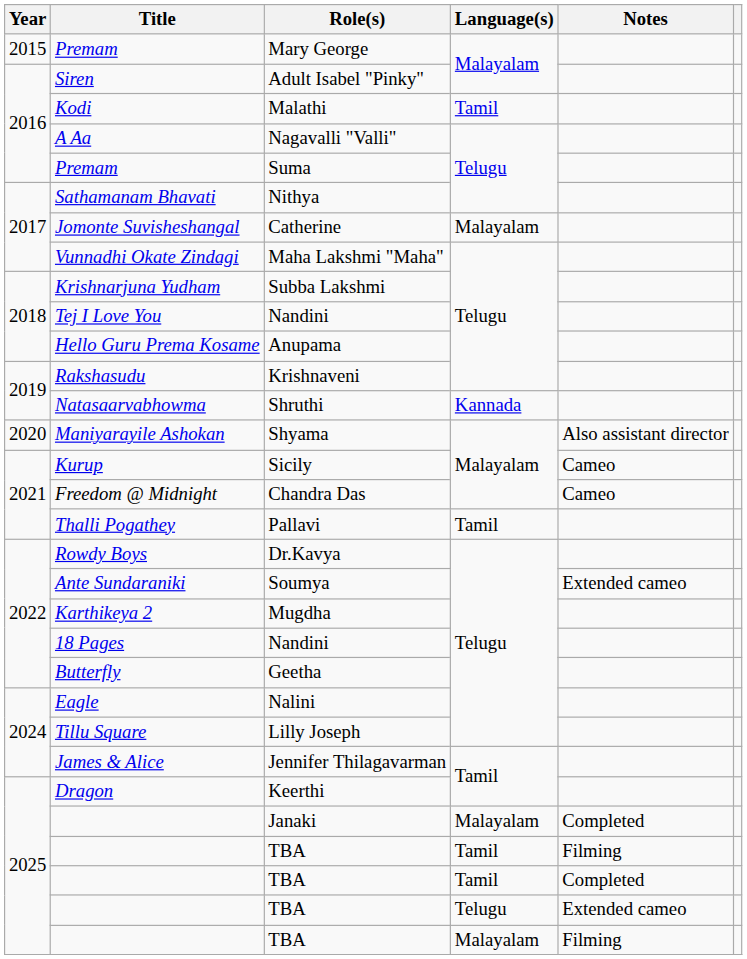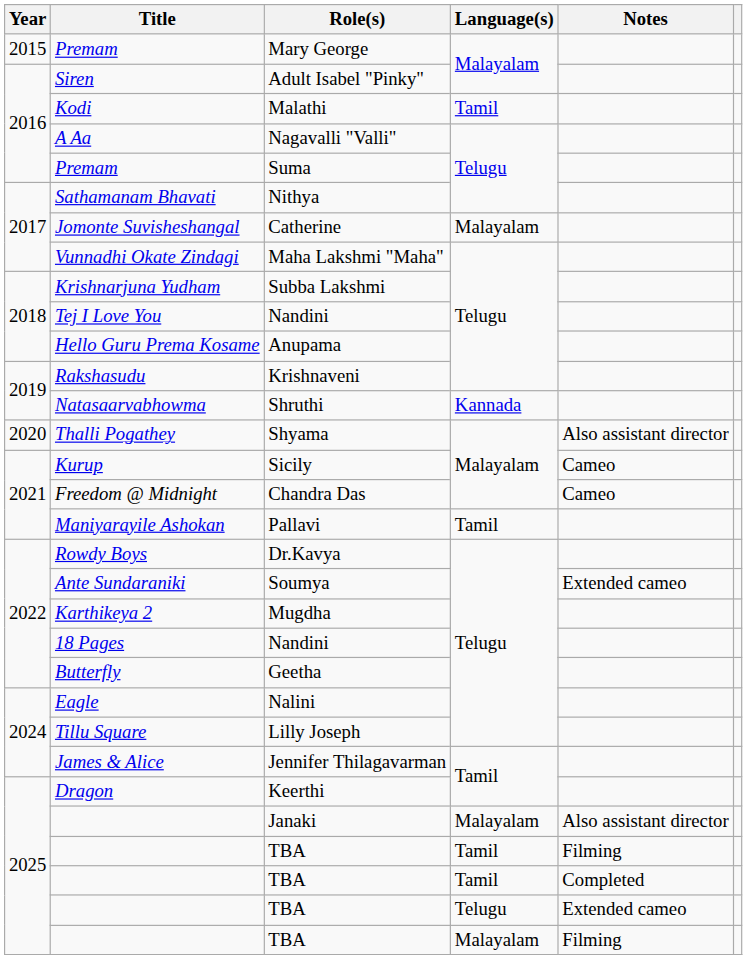(140, 434) Maniyarayile Ashokan -> (115, 434) Thalli Pogathey
(115, 524) Thalli Pogathey -> (140, 524) Maniyarayile Ashokan
(603, 820) Completed -> (645, 820) Also assistant director
